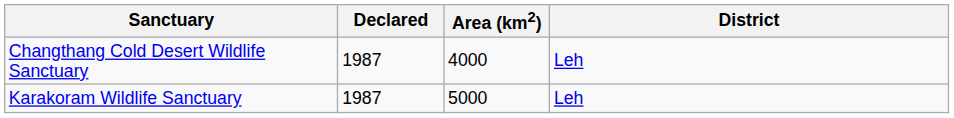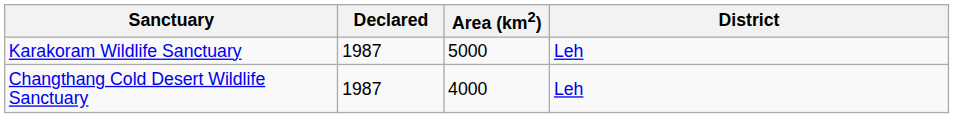rows swapped: (137, 60) <-> (125, 98)
